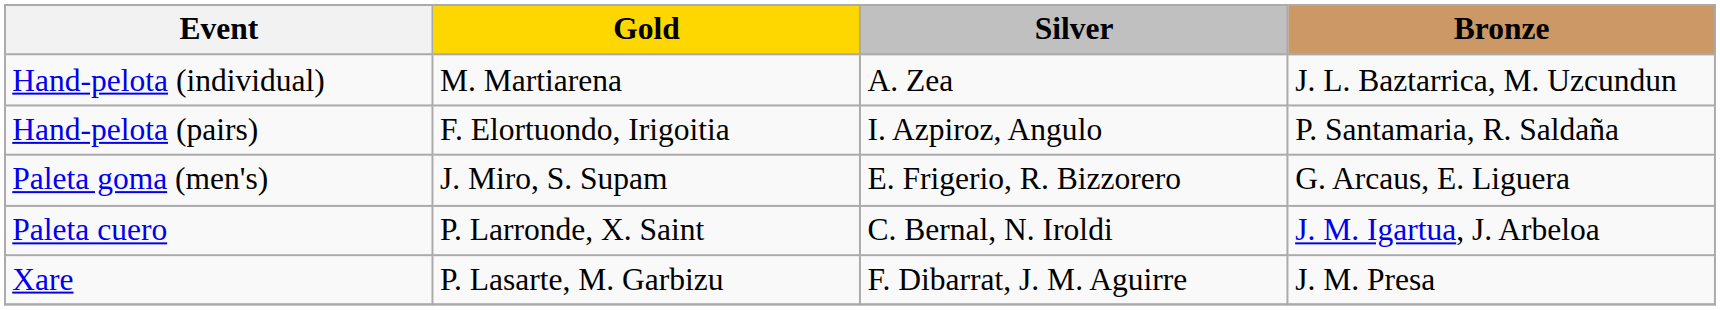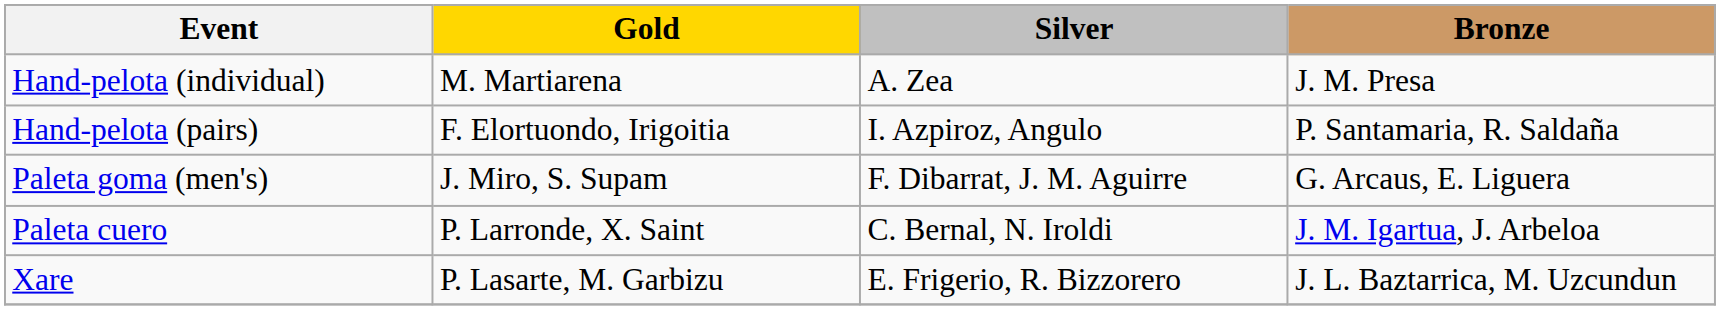(1486, 79) J. L. Baztarrica, M. Uzcundun -> (1365, 79) J. M. Presa
(1024, 179) E. Frigerio, R. Bizzorero -> (1027, 179) F. Dibarrat, J. M. Aguirre
(1027, 279) F. Dibarrat, J. M. Aguirre -> (1024, 279) E. Frigerio, R. Bizzorero
(1365, 279) J. M. Presa -> (1486, 279) J. L. Baztarrica, M. Uzcundun
